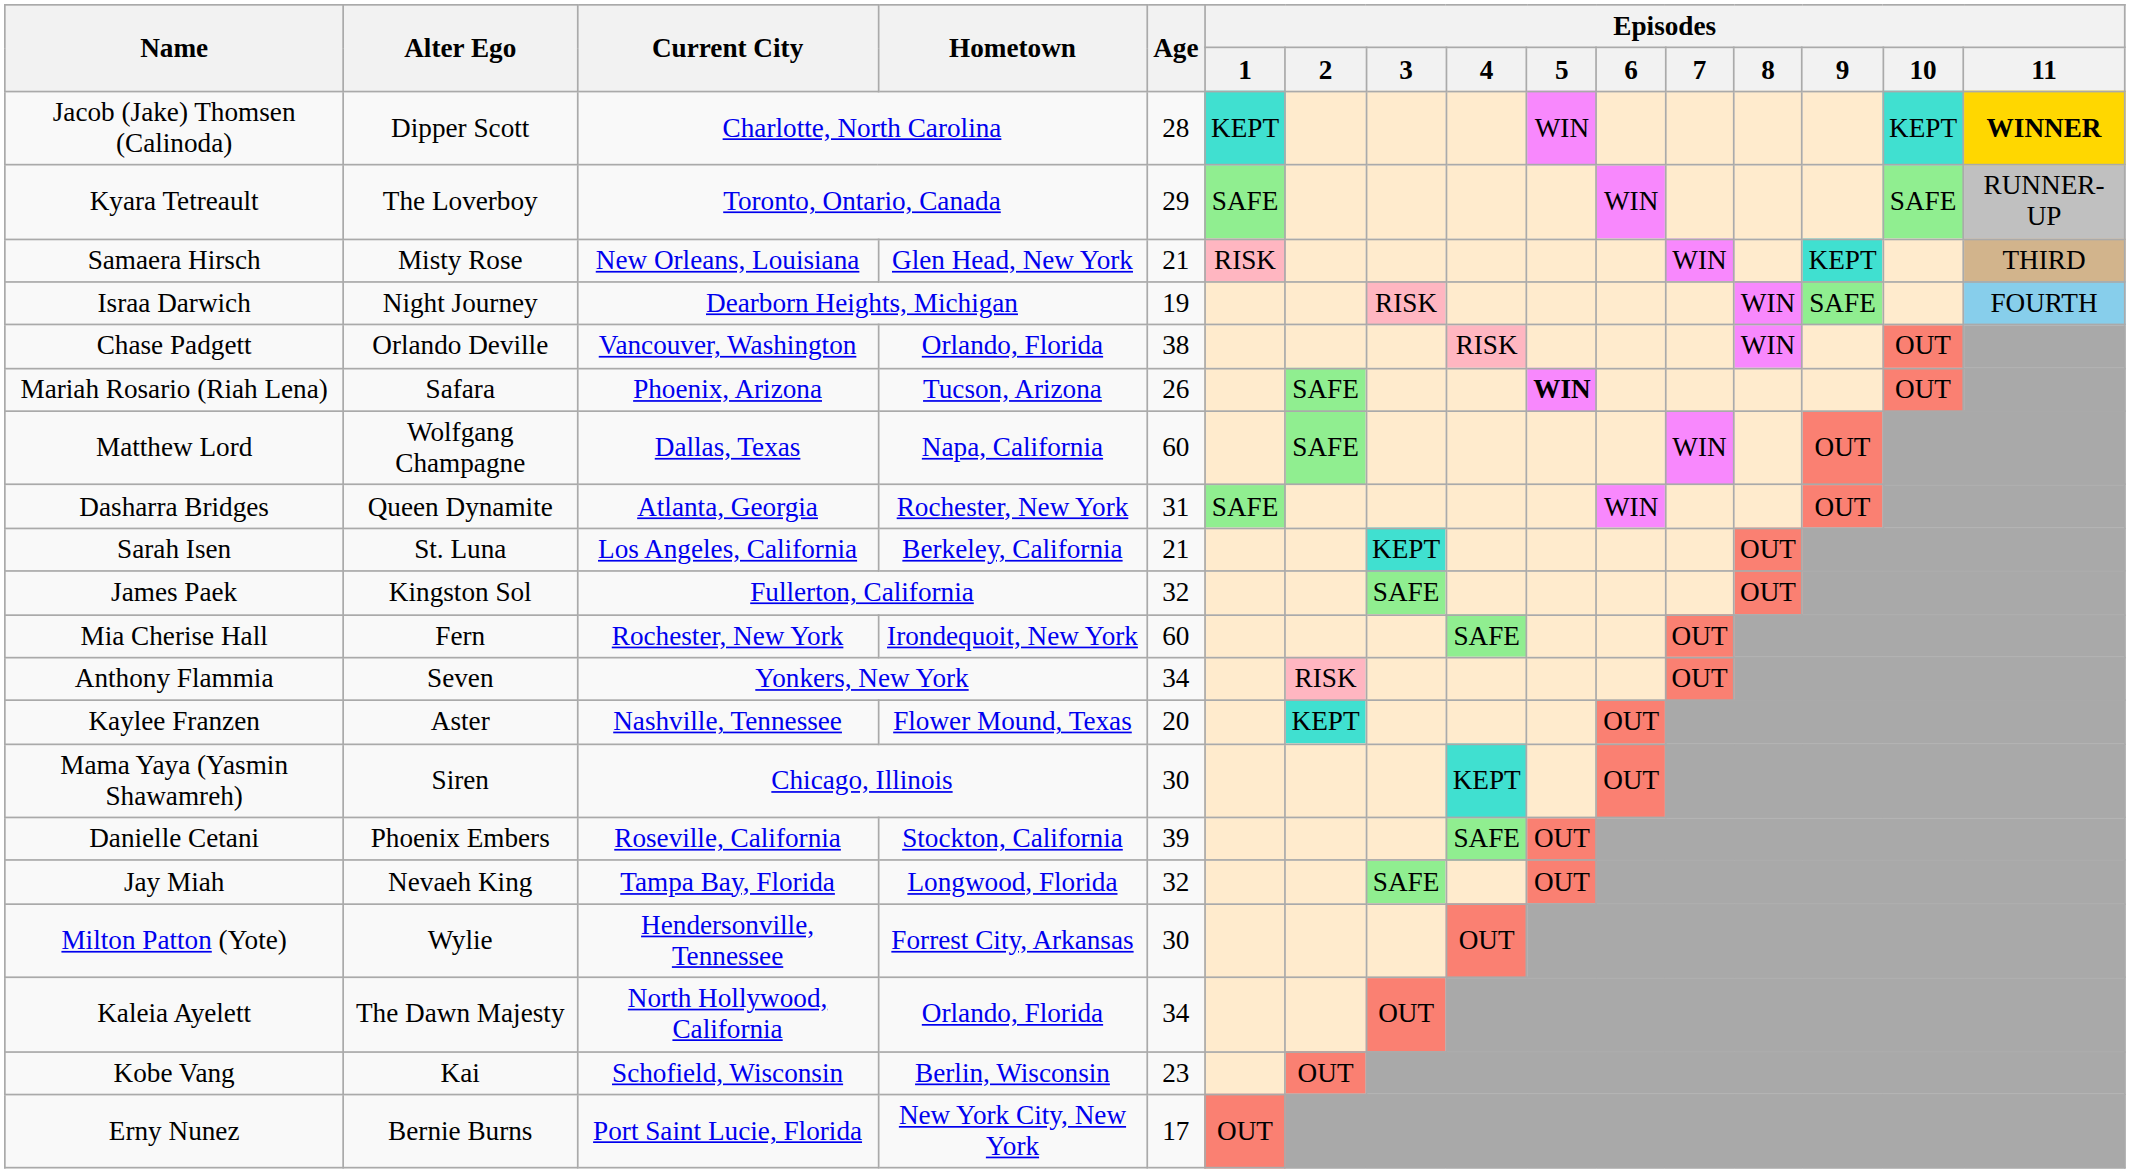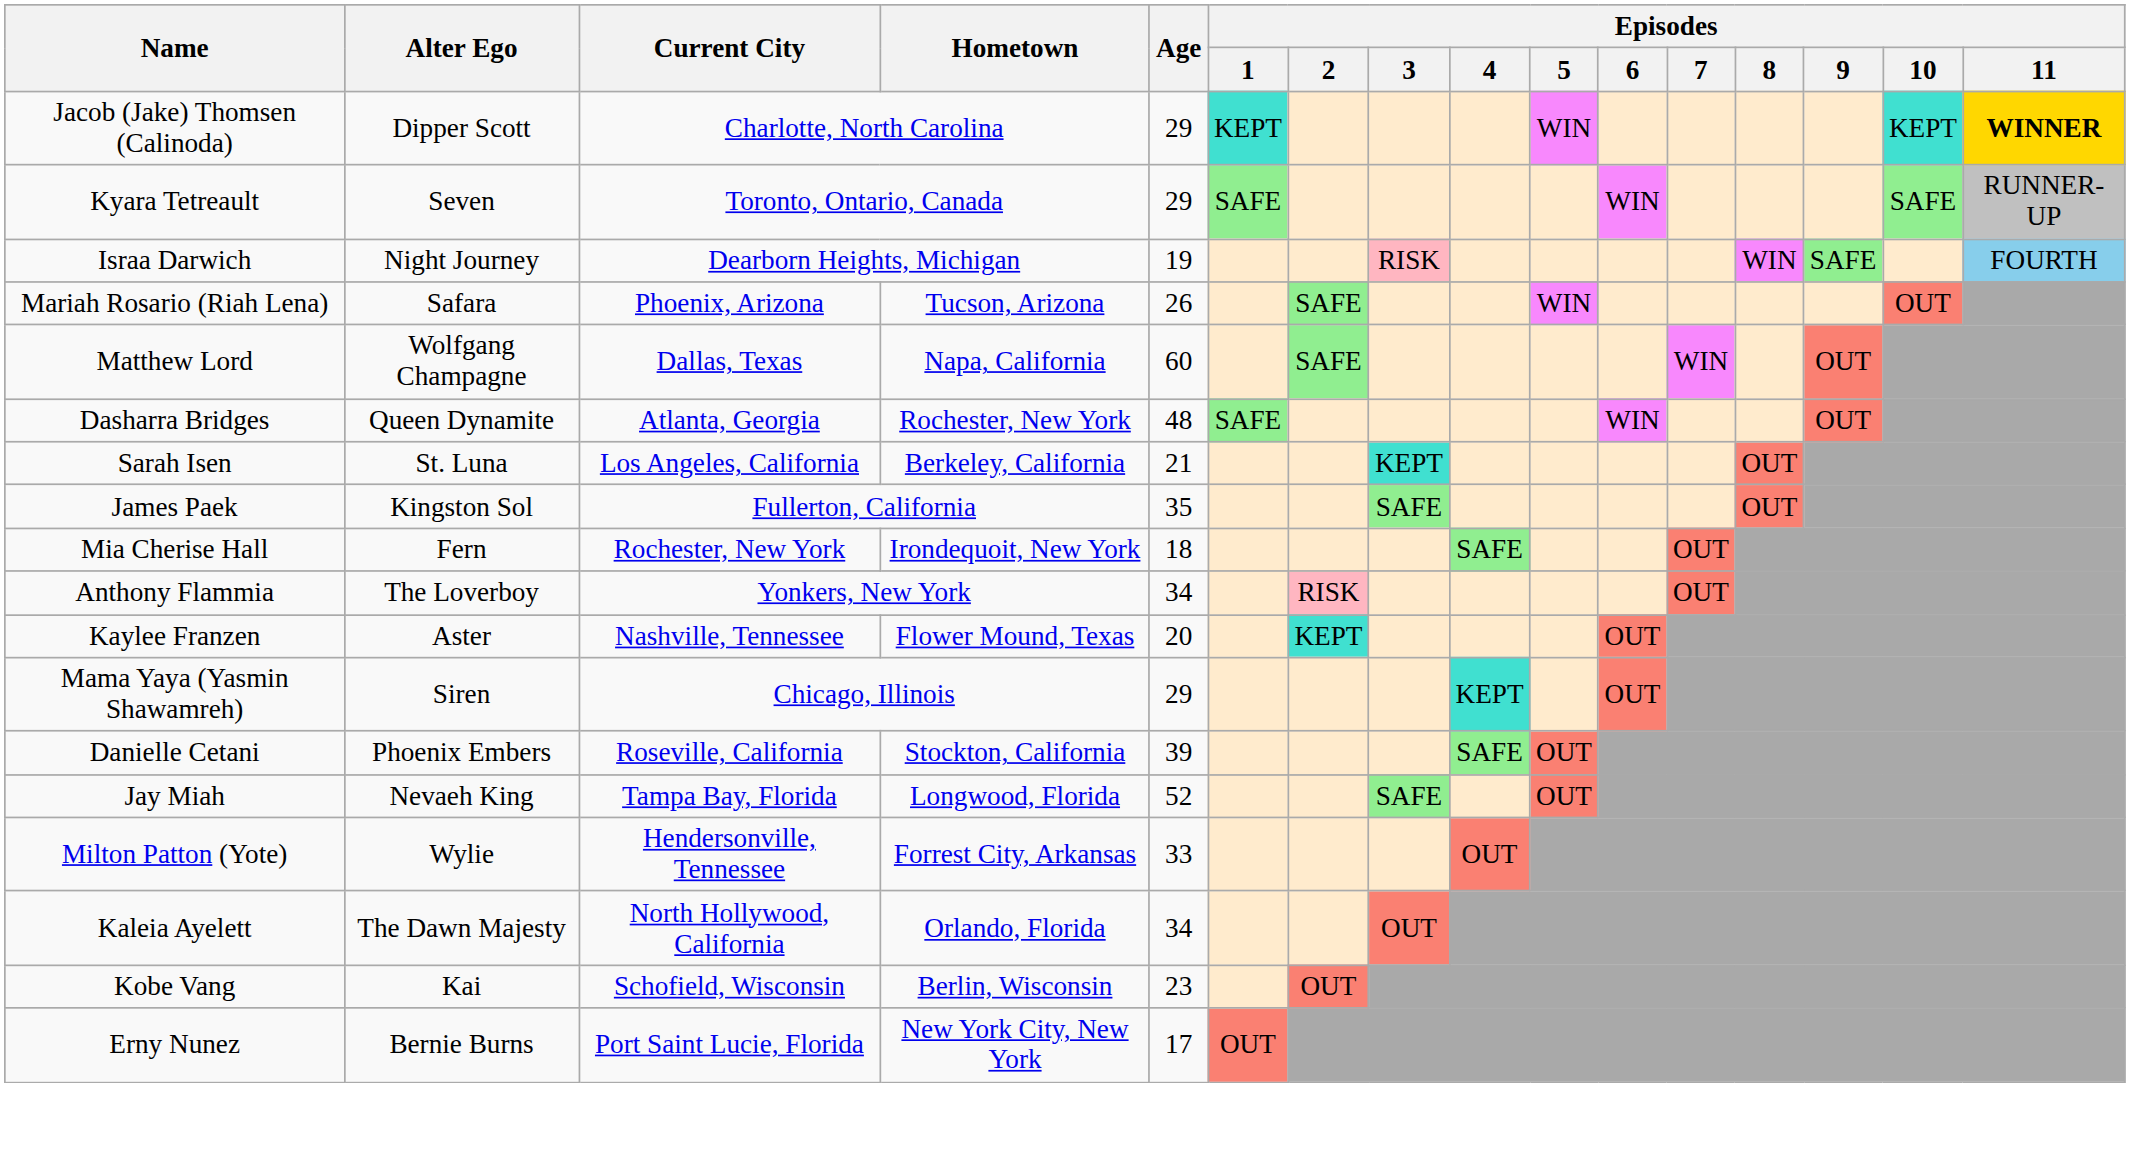(1176, 127) 28 -> (1179, 127) 29
(460, 201) The Loverboy -> (462, 201) Seven
- row: (174, 259)
- row: (174, 346)
(1562, 389) bold -> (1564, 302) normal
(1176, 506) 31 -> (1179, 419) 48
(1176, 592) 32 -> (1179, 506) 35
(1176, 635) 60 -> (1179, 549) 18
(460, 678) Seven -> (462, 592) The Loverboy
(1176, 780) 30 -> (1179, 693) 29
(1176, 881) 32 -> (1179, 795) 52
(1176, 940) 30 -> (1179, 853) 33
